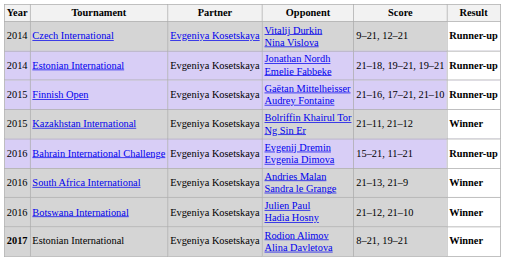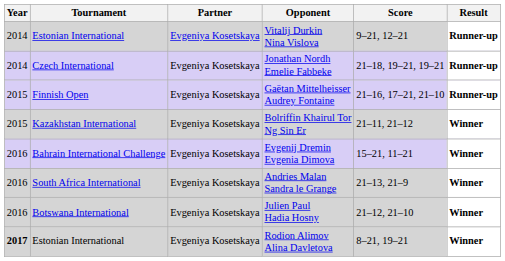(73, 36) Czech International -> (78, 36) Estonian International
(78, 66) Estonian International -> (73, 66) Czech International
(474, 154) Runner-up -> (466, 154) Winner
